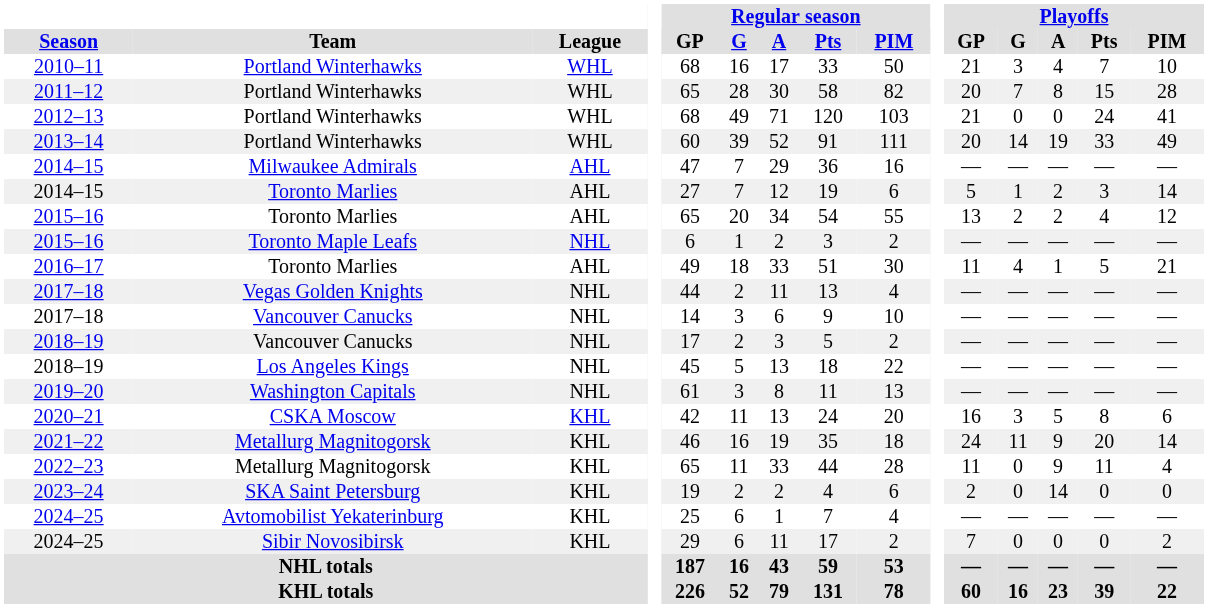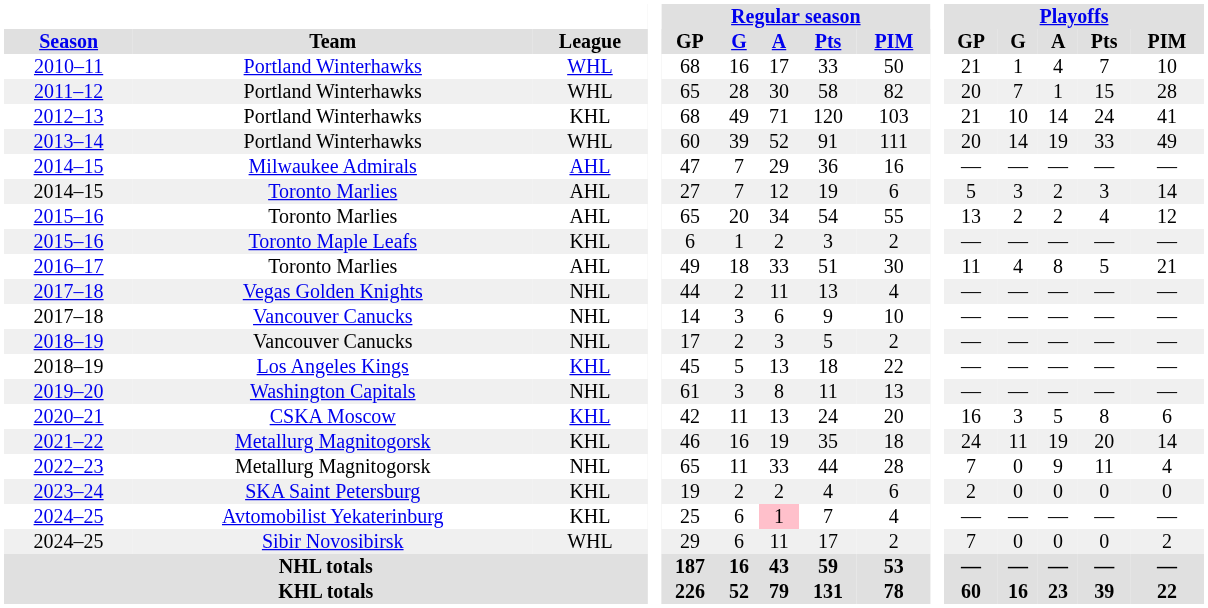(1018, 66) 3 -> (1018, 66) 1
(1058, 91) 8 -> (1058, 91) 1
(590, 116) WHL -> (590, 116) KHL
(1018, 116) 0 -> (1018, 116) 10
(1058, 116) 0 -> (1058, 116) 14
(1018, 191) 1 -> (1018, 191) 3
(590, 241) NHL -> (590, 241) KHL
(1058, 266) 1 -> (1058, 266) 8
(590, 366) NHL -> (590, 366) KHL
(1058, 441) 9 -> (1058, 441) 19
(590, 466) KHL -> (590, 466) NHL
(971, 466) 11 -> (971, 466) 7
(1058, 491) 14 -> (1058, 491) 0
(779, 516) no background -> (779, 516) pink background
(590, 541) KHL -> (590, 541) WHL
